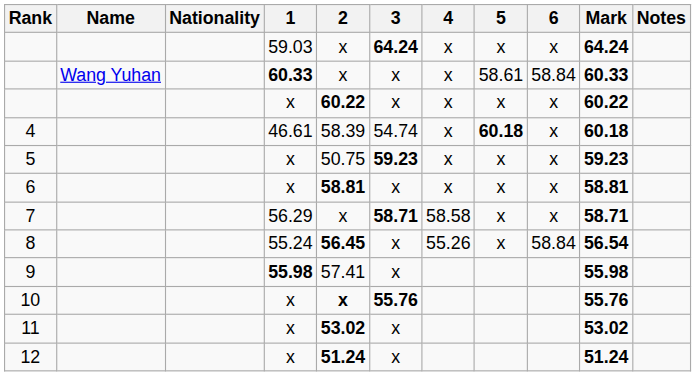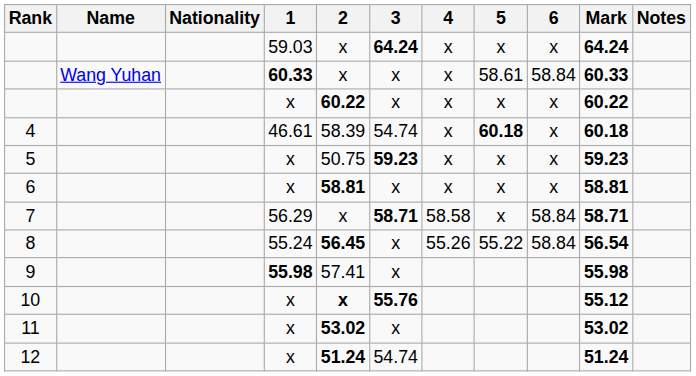(554, 215) x -> (554, 215) 58.84
(501, 243) x -> (501, 243) 55.22
(606, 300) 55.76 -> (606, 300) 55.12
(396, 356) x -> (396, 356) 54.74
